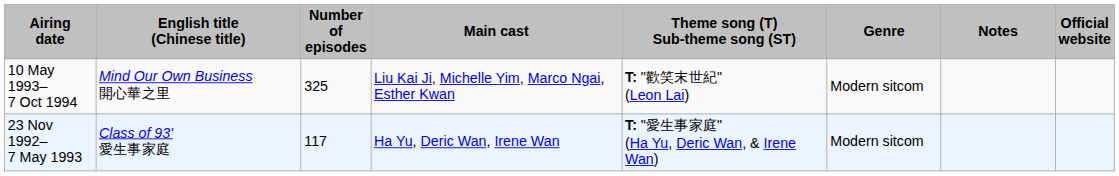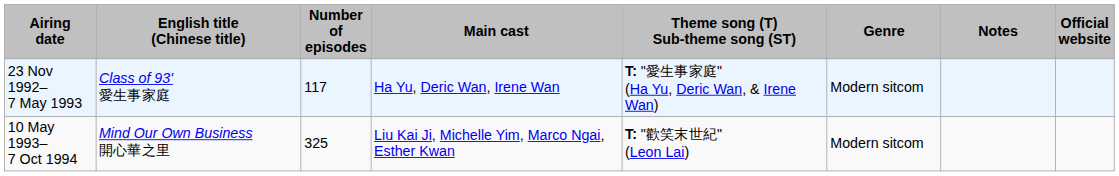rows swapped: (45, 142) <-> (43, 86)
